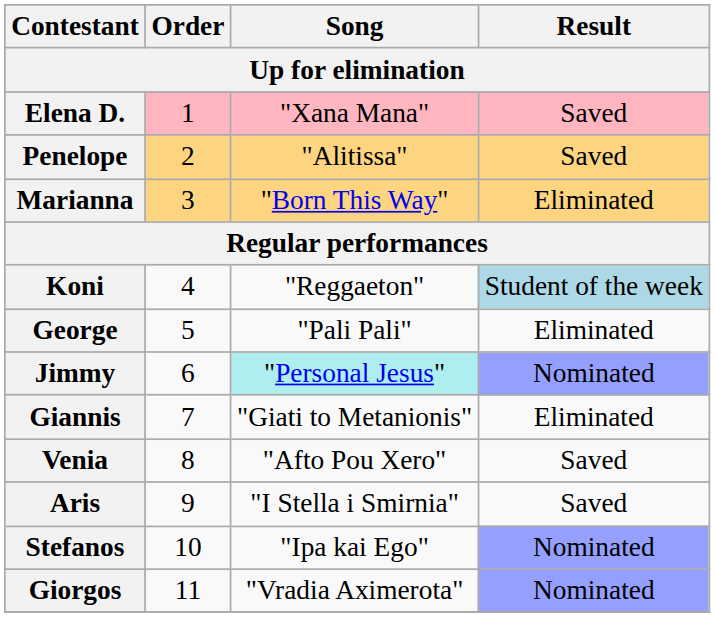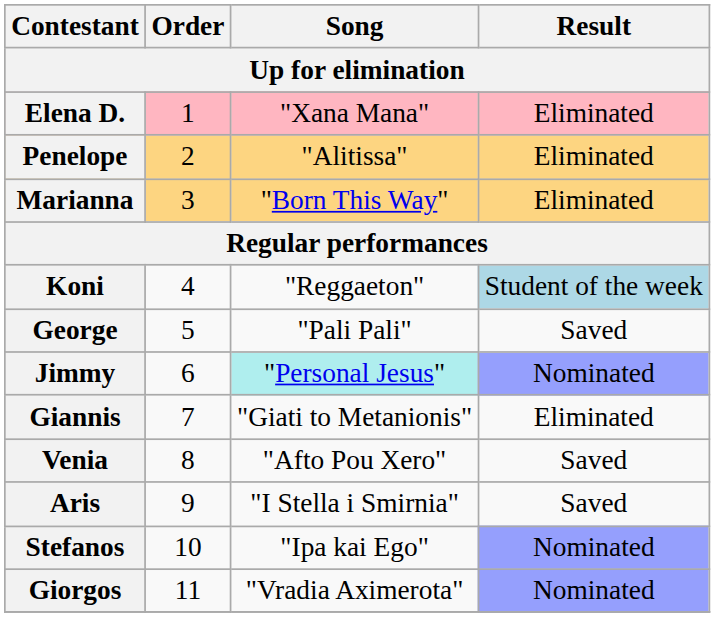(594, 112) Saved -> (594, 112) Eliminated
(594, 156) Saved -> (594, 156) Eliminated
(594, 329) Eliminated -> (594, 329) Saved
